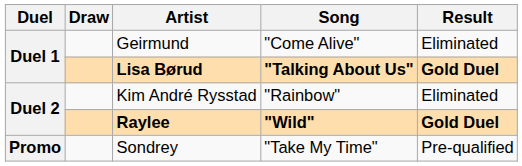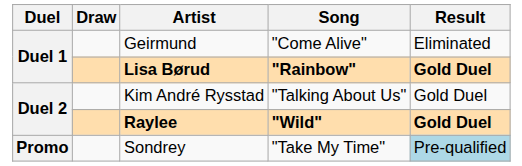(339, 69) "Talking About Us" -> (314, 69) "Rainbow"
(302, 95) "Rainbow" -> (339, 95) "Talking About Us"
(460, 95) Eliminated -> (450, 95) Gold Duel
(468, 148) no background -> (460, 148) lightblue background
